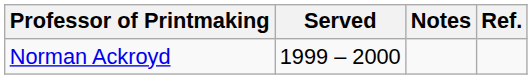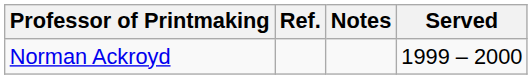columns swapped: (340, 21) <-> (502, 21)
